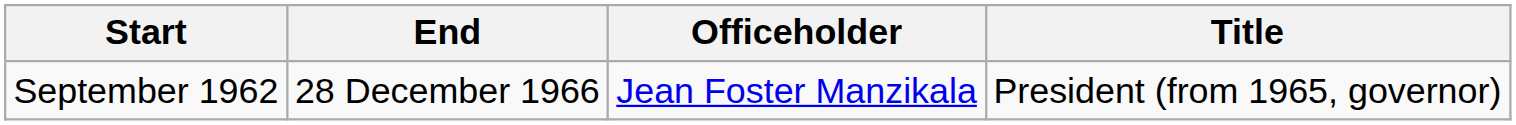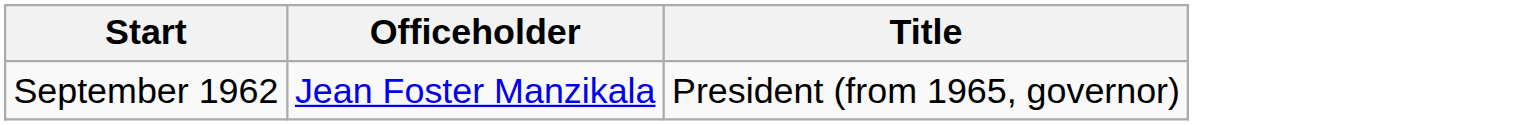- column: (447, 32)
